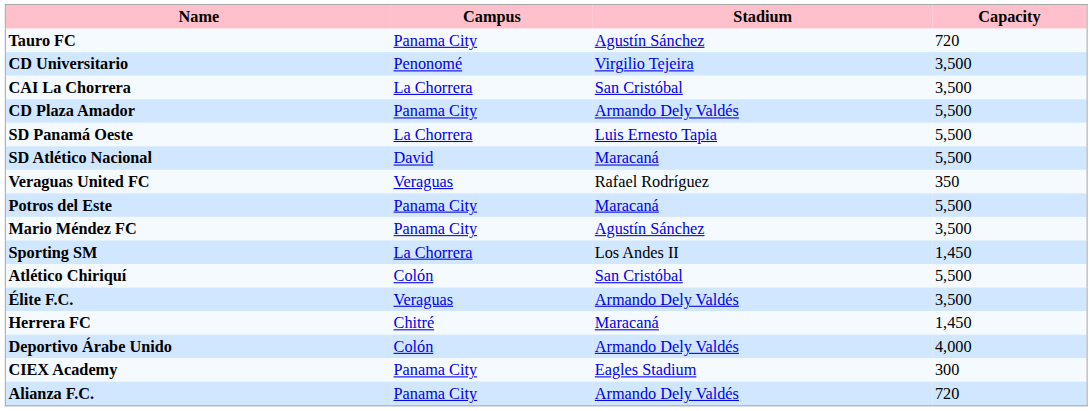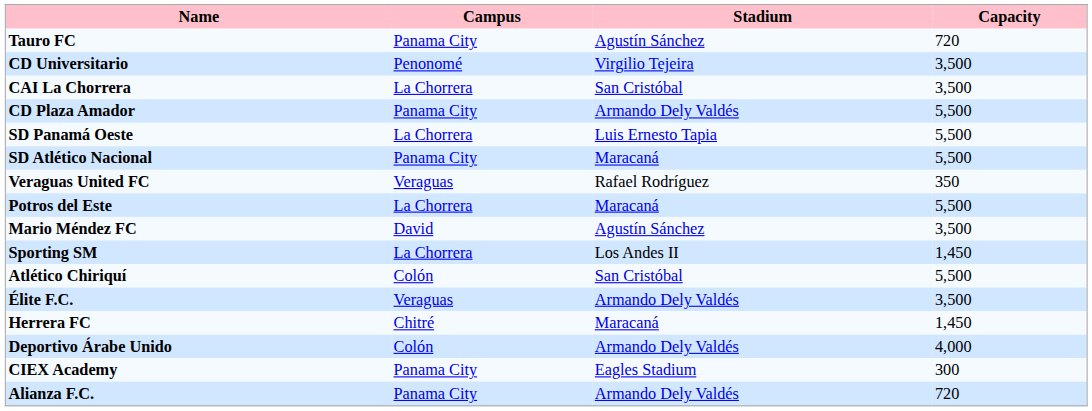(413, 158) David -> (435, 158) Panama City
(435, 205) Panama City -> (433, 205) La Chorrera
(435, 228) Panama City -> (413, 228) David
